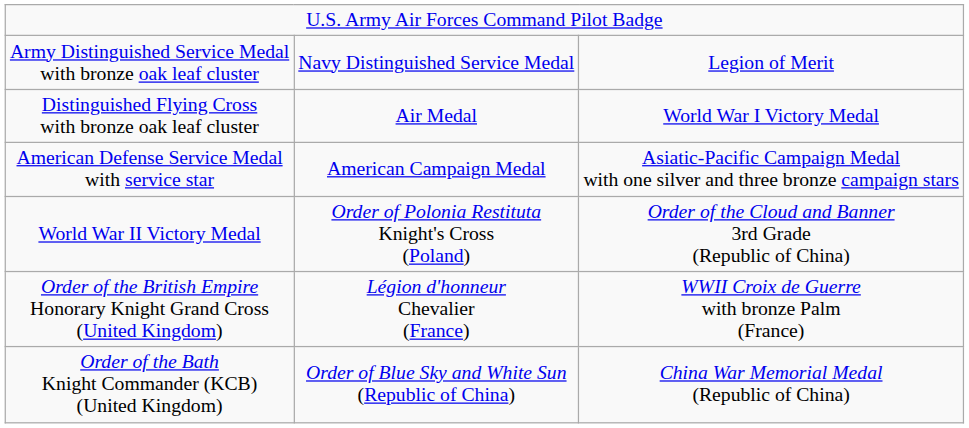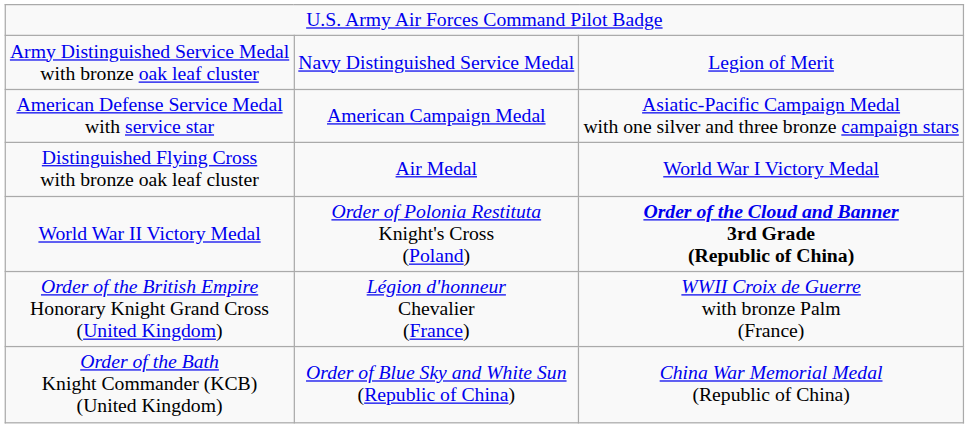rows swapped: (150, 115) <-> (150, 169)
(771, 233) normal -> (771, 233) bold
